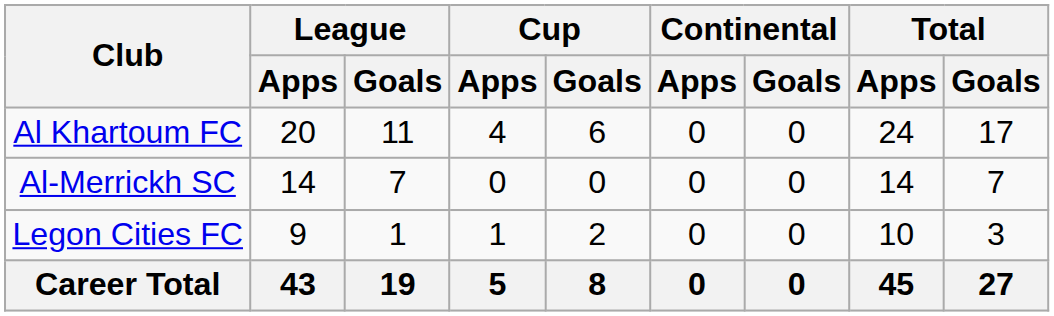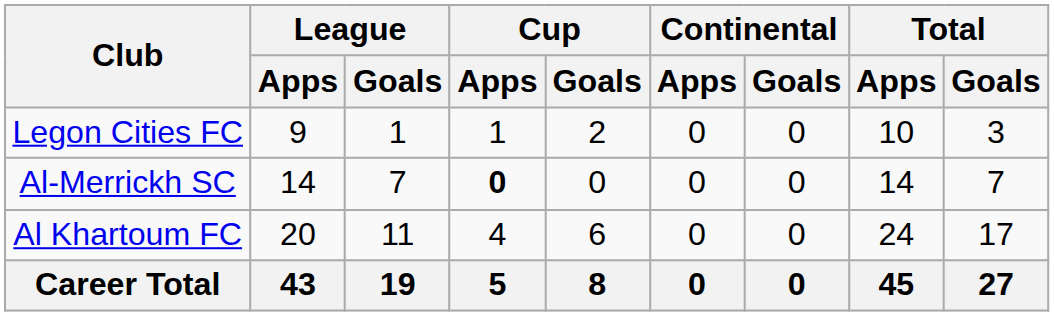rows swapped: (128, 132) <-> (128, 234)
(497, 183) normal -> (497, 183) bold
